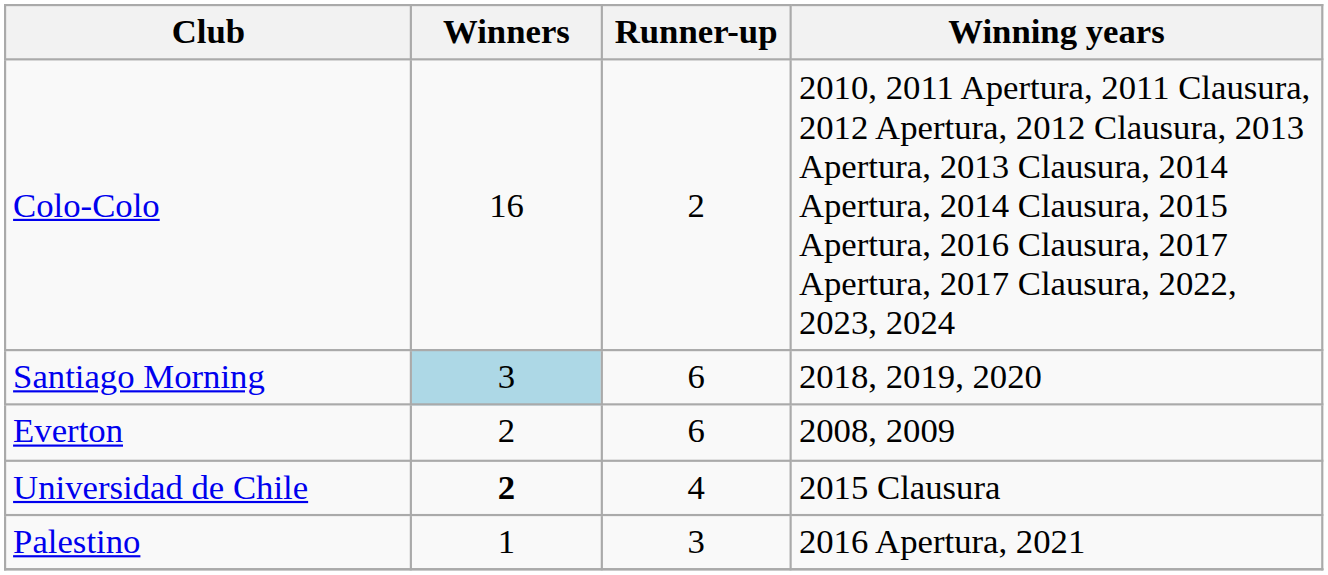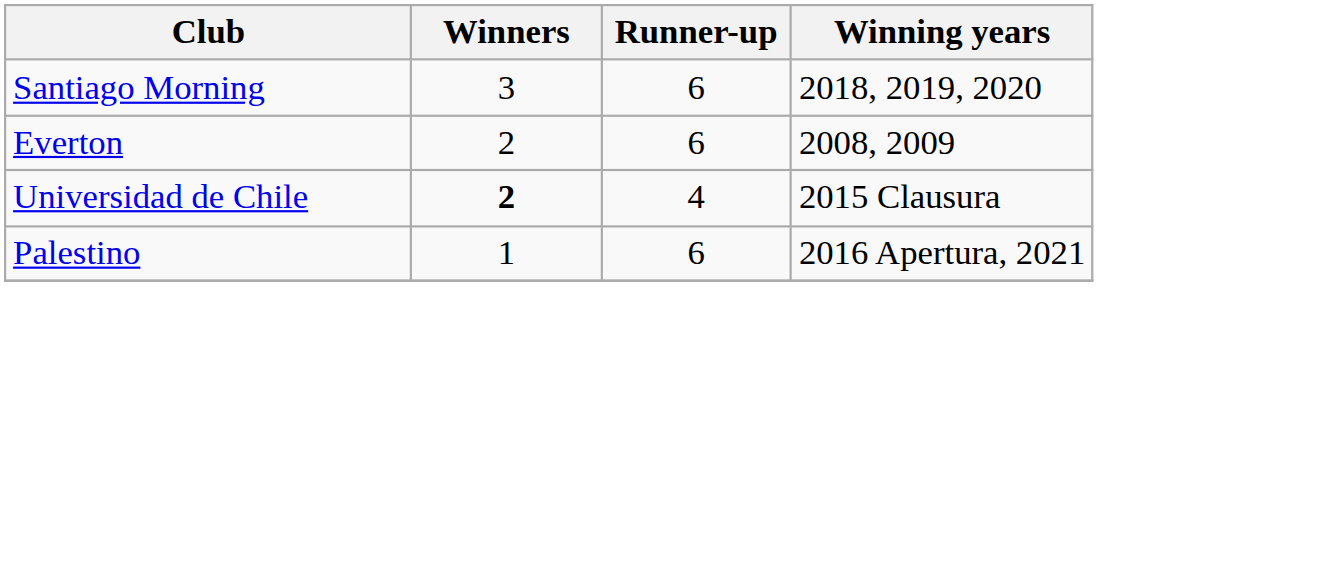- row: (86, 204)
(506, 376) lightblue background -> (506, 87) no background
(696, 541) 3 -> (696, 252) 6
